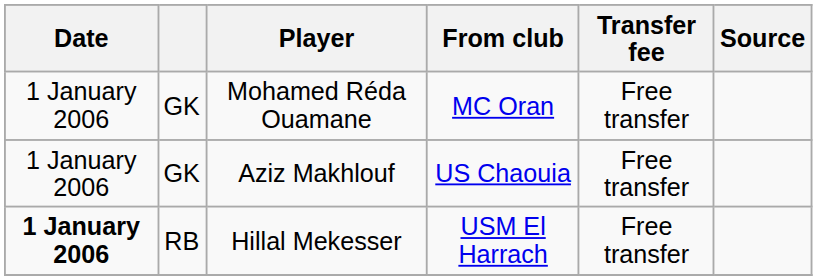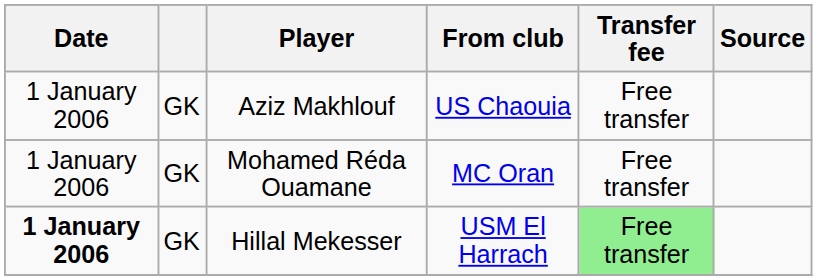rows swapped: (316, 106) <-> (316, 173)
(182, 240) RB -> (182, 240) GK
(647, 240) no background -> (647, 240) lightgreen background
